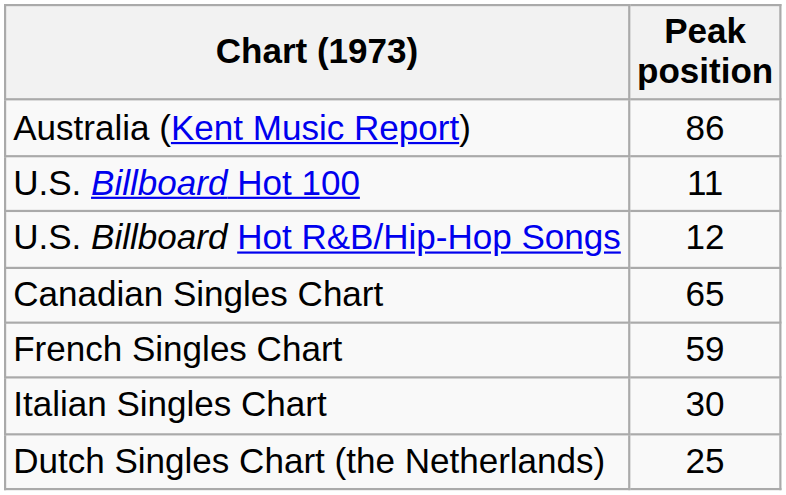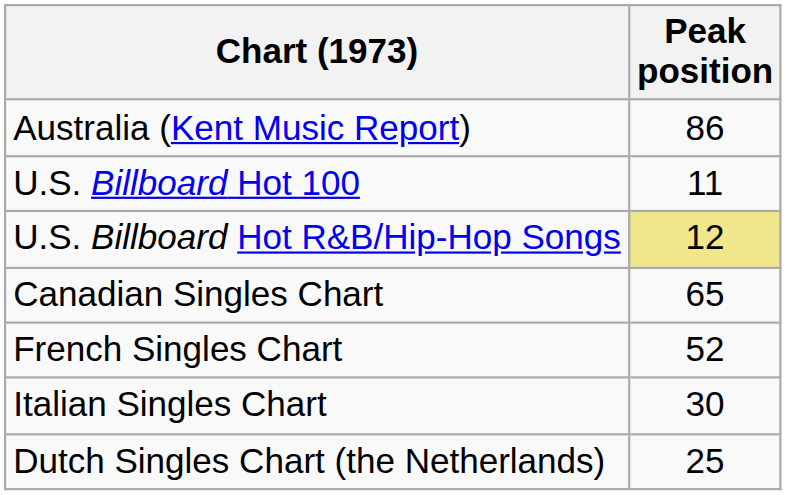(705, 238) no background -> (705, 238) khaki background
(705, 349) 59 -> (705, 349) 52
